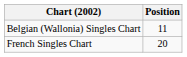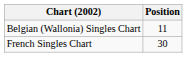(162, 44) 20 -> (162, 44) 30
